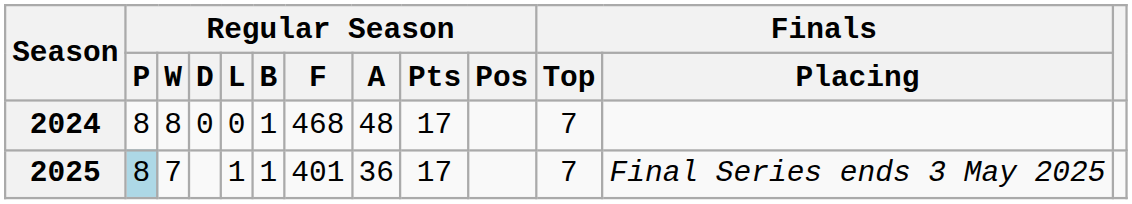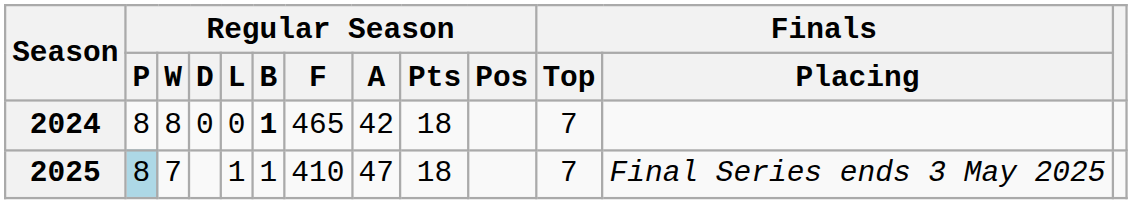(268, 125) normal -> (268, 125) bold
(318, 125) 468 -> (318, 125) 465
(376, 125) 48 -> (376, 125) 42
(435, 125) 17 -> (435, 125) 18
(318, 173) 401 -> (318, 173) 410
(376, 173) 36 -> (376, 173) 47
(435, 173) 17 -> (435, 173) 18
